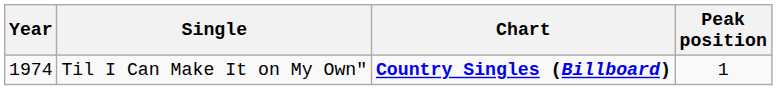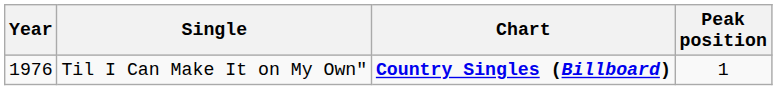(31, 70) 1974 -> (31, 70) 1976
